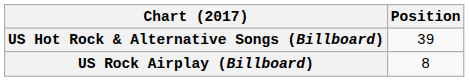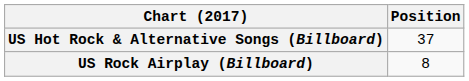(426, 40) 39 -> (426, 40) 37
